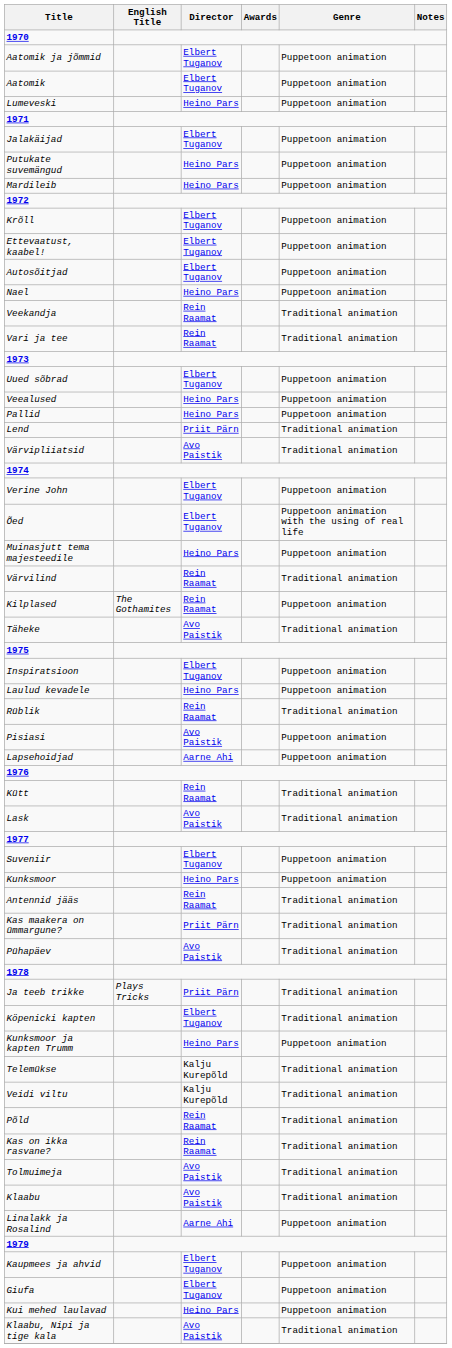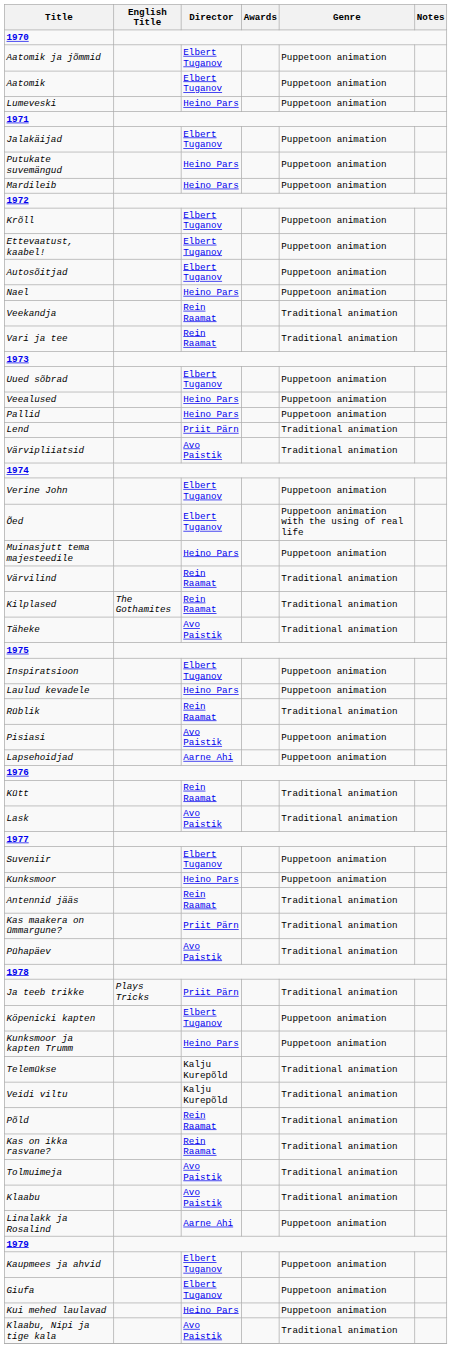(334, 604) Puppetoon animation -> (339, 604) Traditional animation
(339, 1018) Traditional animation -> (334, 1018) Puppetoon animation
